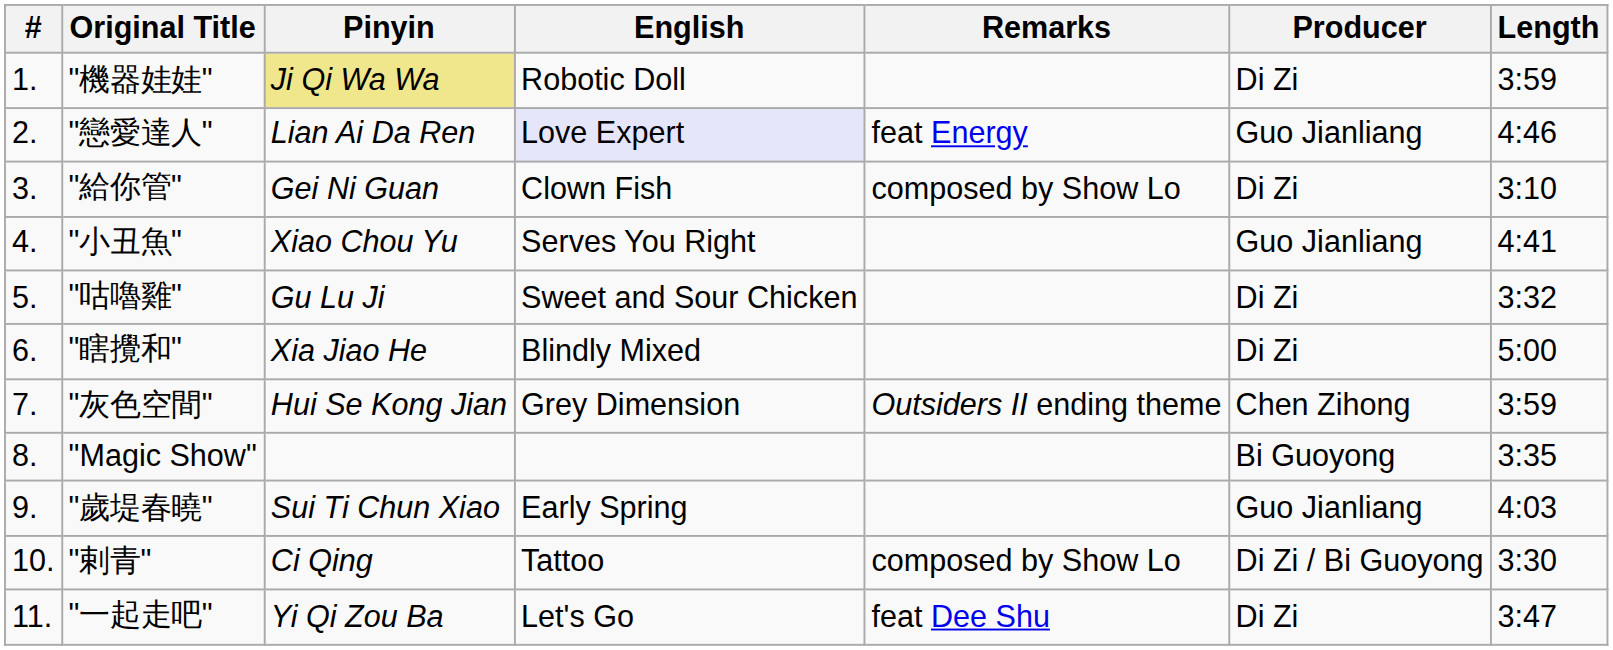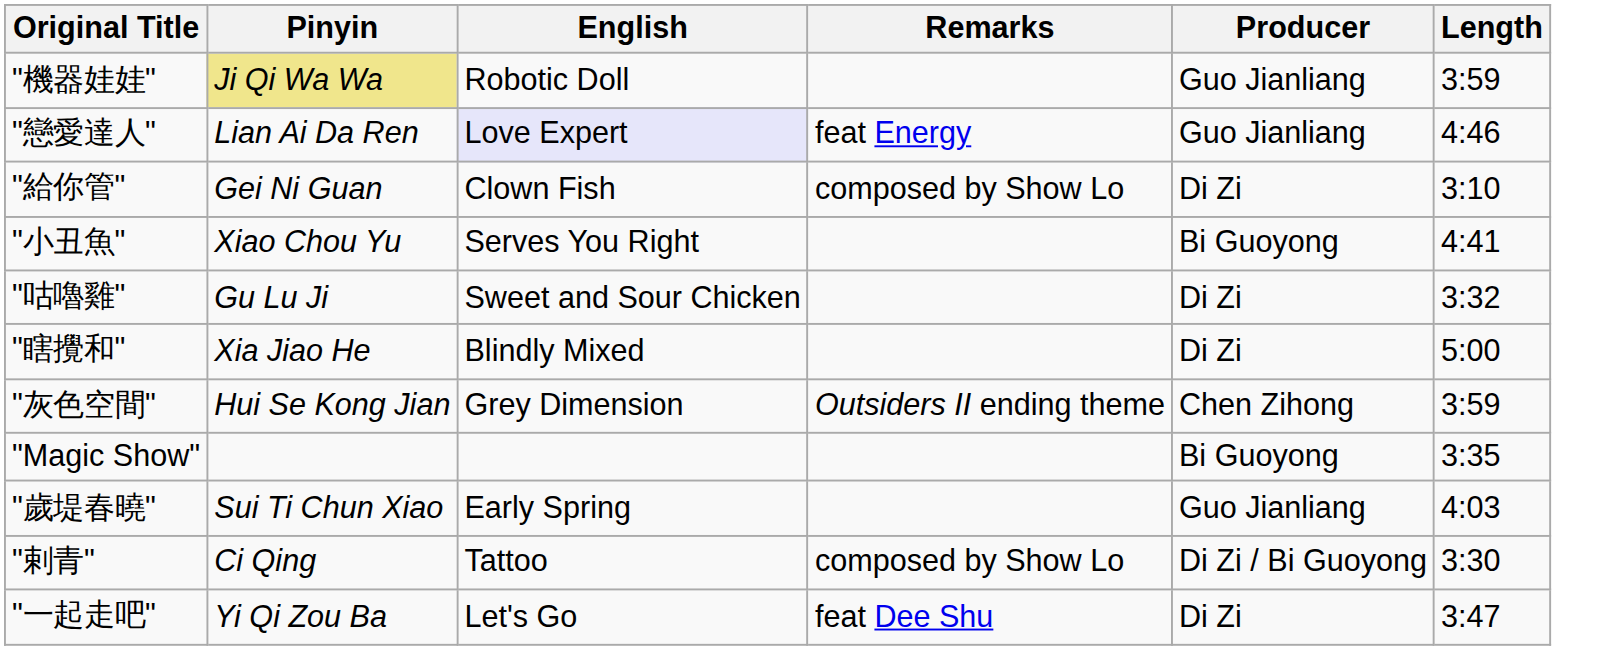- column: (33, 28)
(1267, 80) Di Zi -> (1272, 80) Guo Jianliang
(1329, 242) Guo Jianliang -> (1259, 242) Bi Guoyong
